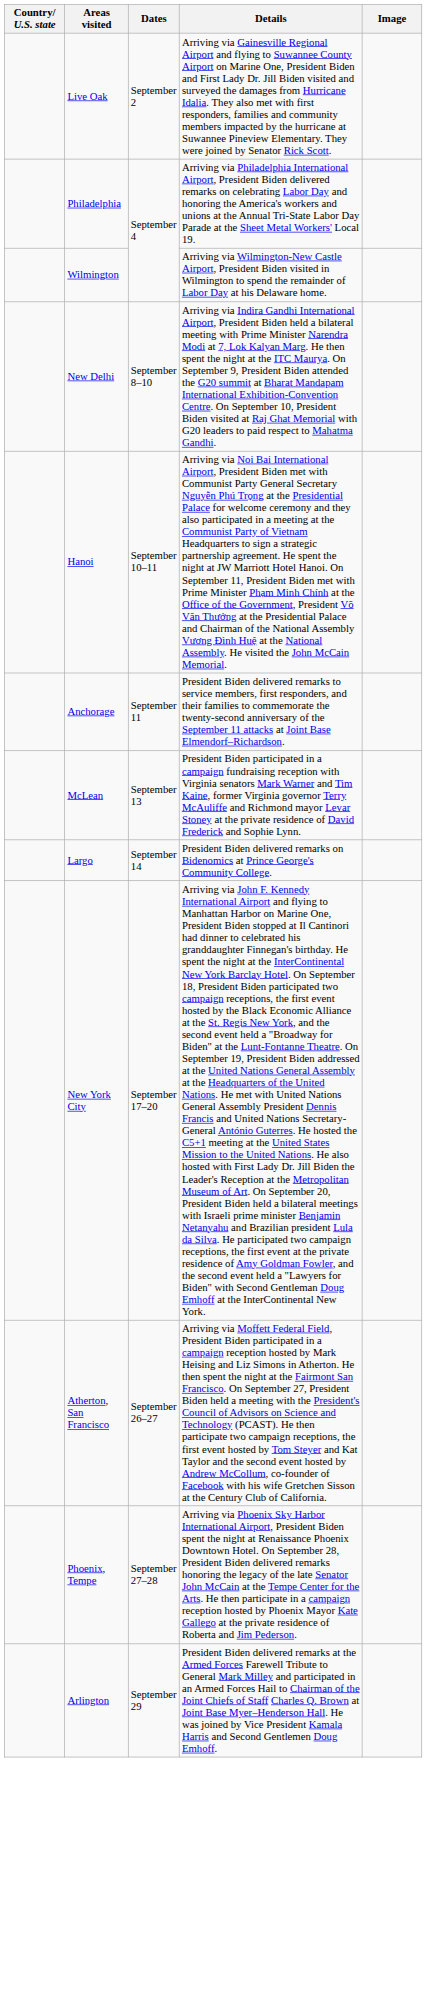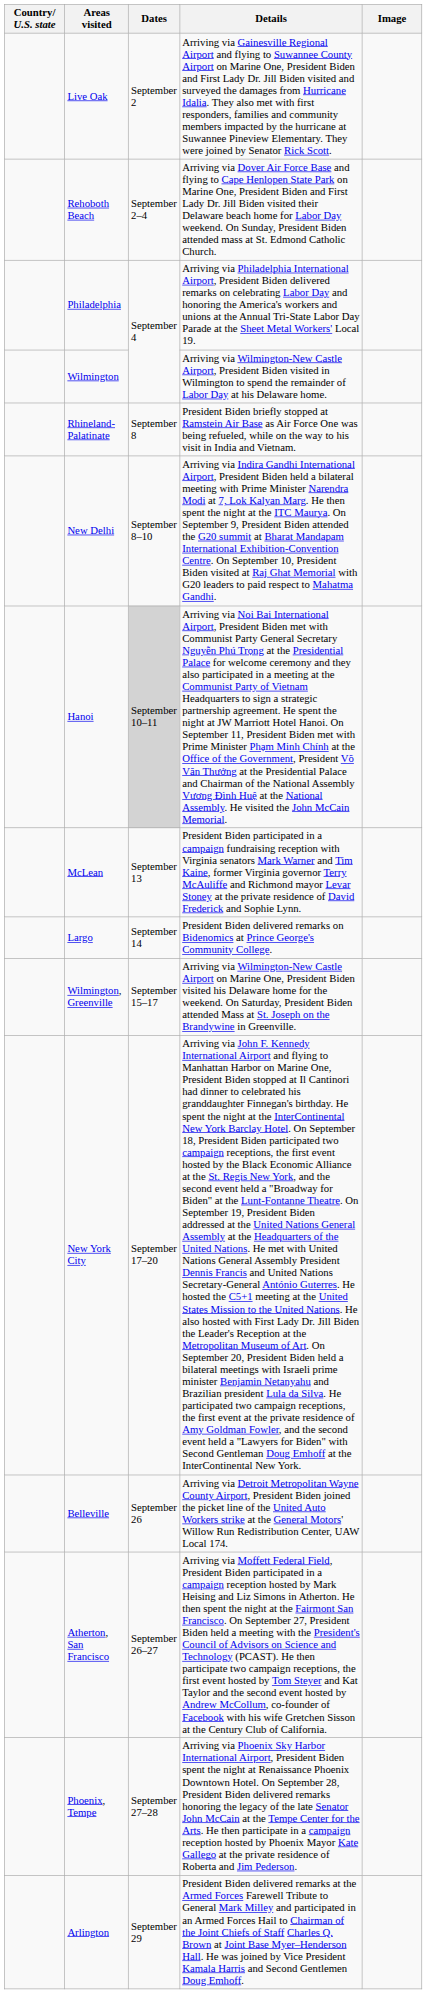+ row: (88, 209)
+ row: (91, 429)
(154, 562) no background -> (154, 716) lightgrey background
- row: (91, 711)
+ row: (94, 997)
+ row: (88, 1513)
